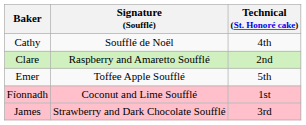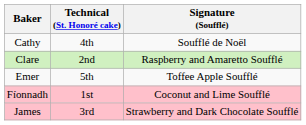columns swapped: (139, 19) <-> (264, 19)
